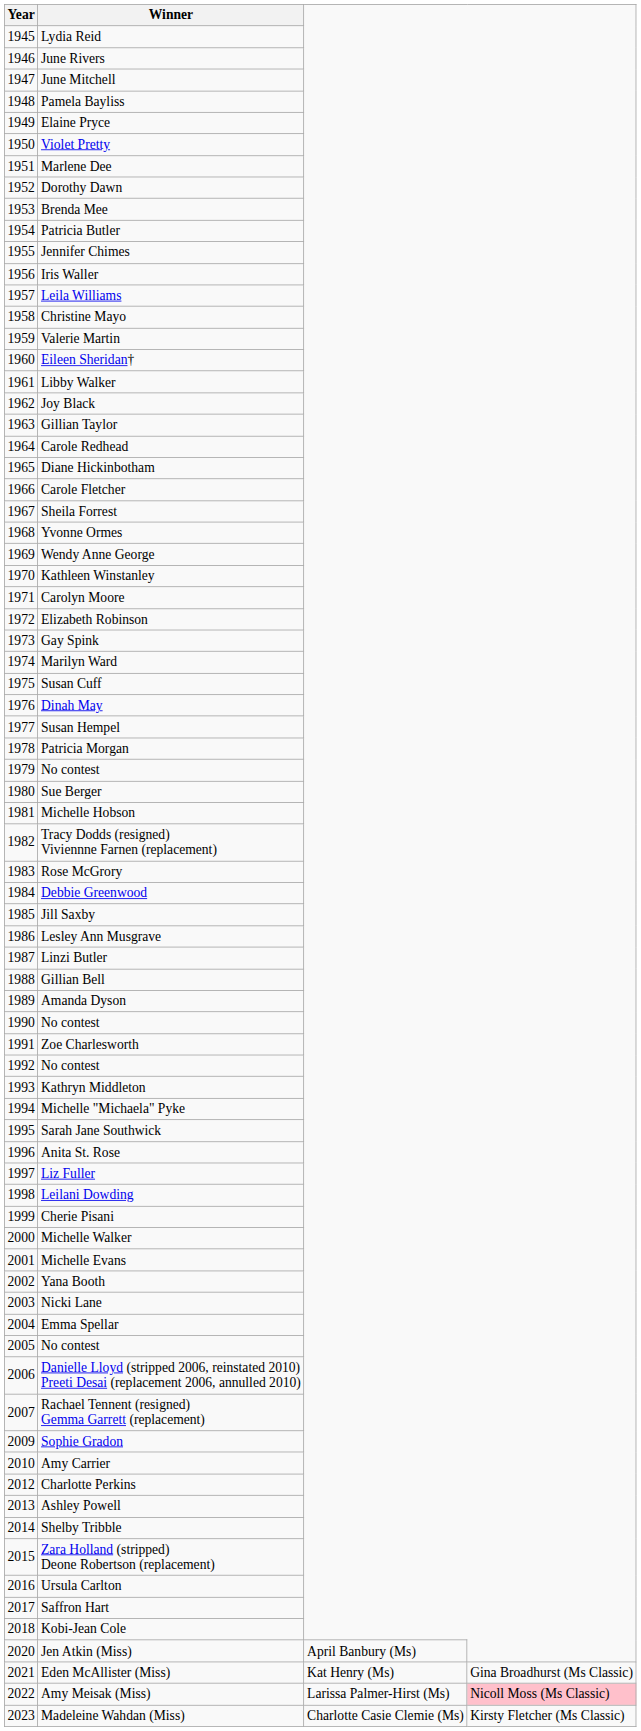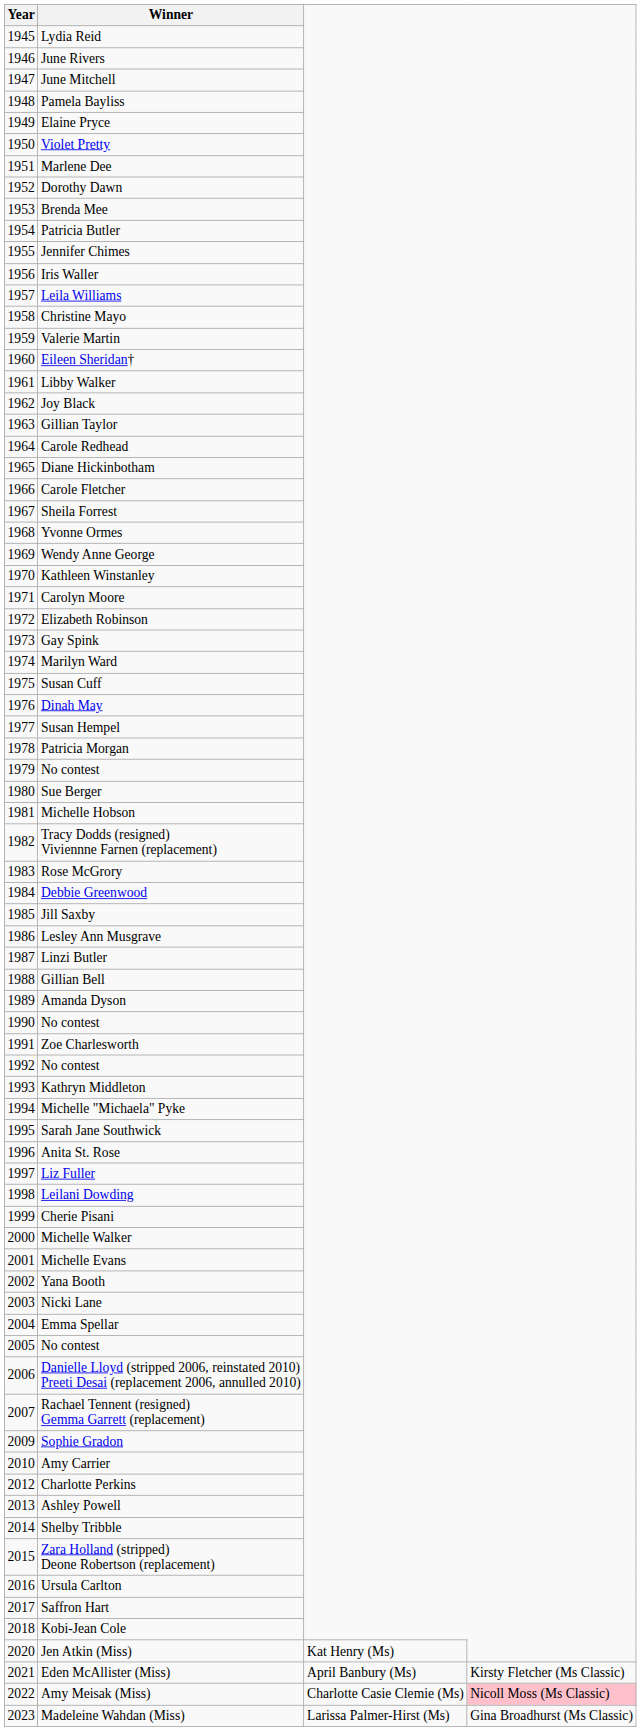(362, 1651) April Banbury (Ms) -> (351, 1651) Kat Henry (Ms)
(351, 1672) Kat Henry (Ms) -> (362, 1672) April Banbury (Ms)
(552, 1672) Gina Broadhurst (Ms Classic) -> (547, 1672) Kirsty Fletcher (Ms Classic)
(378, 1694) Larissa Palmer-Hirst (Ms) -> (385, 1694) Charlotte Casie Clemie (Ms)
(385, 1715) Charlotte Casie Clemie (Ms) -> (378, 1715) Larissa Palmer-Hirst (Ms)
(547, 1715) Kirsty Fletcher (Ms Classic) -> (552, 1715) Gina Broadhurst (Ms Classic)
